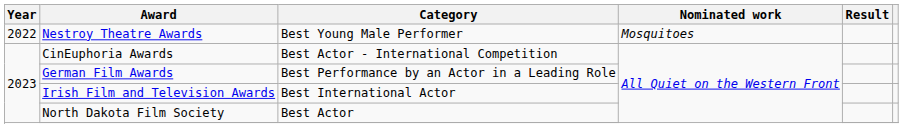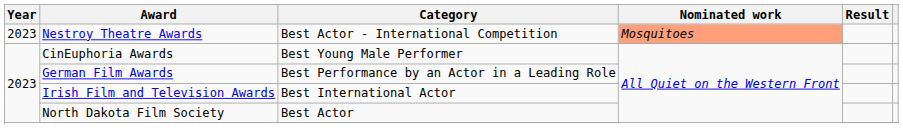(22, 34) 2022 -> (22, 34) 2023
(372, 34) Best Young Male Performer -> (419, 34) Best Actor - International Competition
(658, 34) no background -> (658, 34) lightsalmon background
(419, 54) Best Actor - International Competition -> (372, 54) Best Young Male Performer
